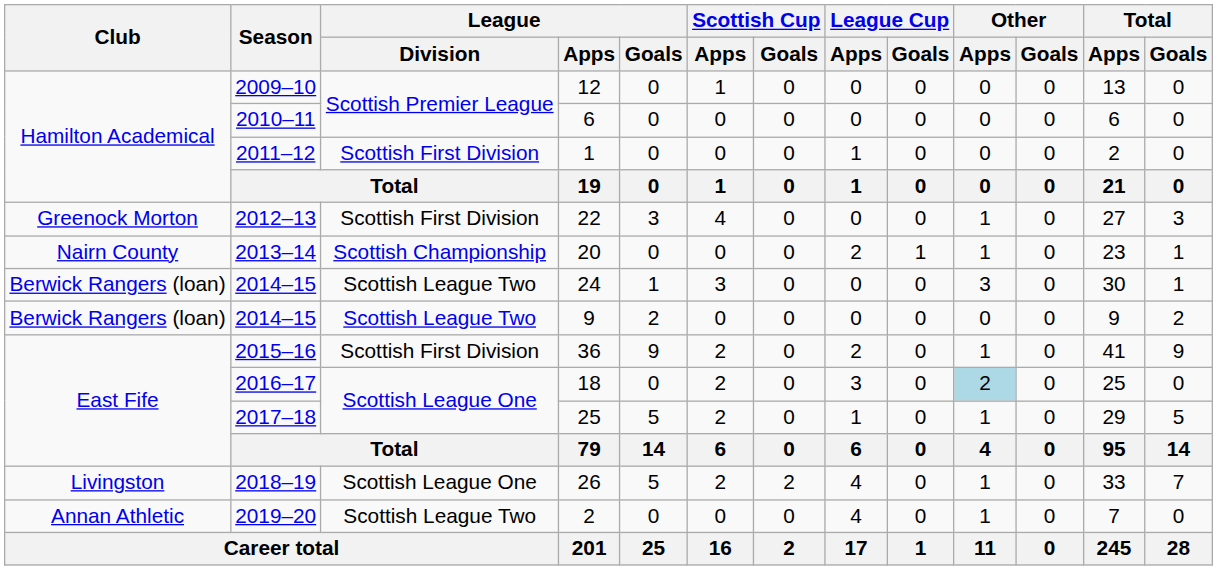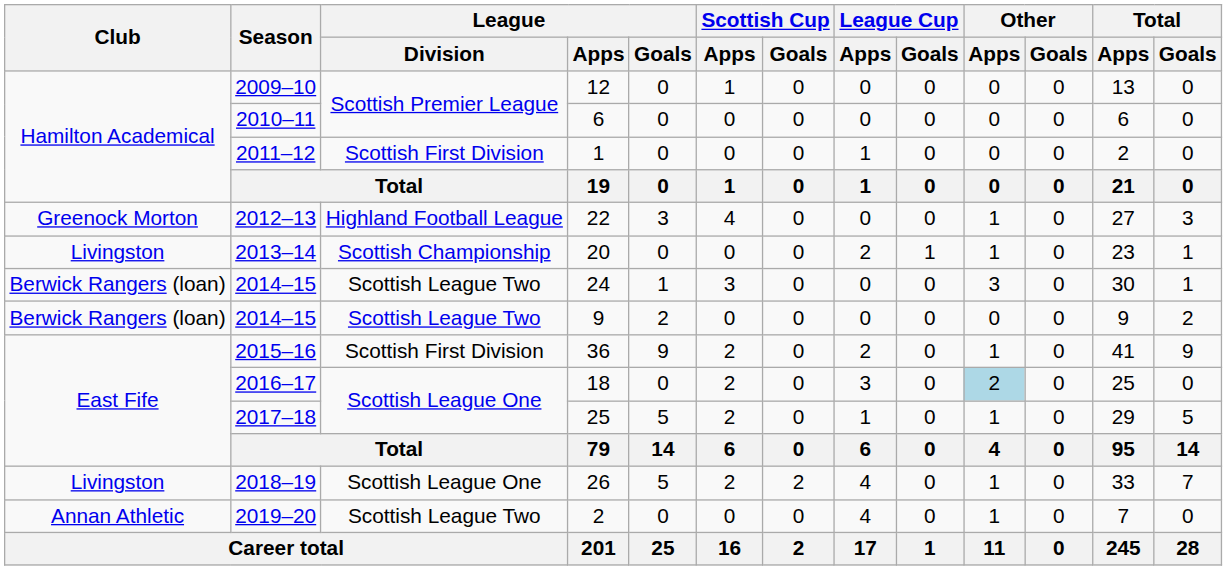(440, 218) Scottish First Division -> (444, 218) Highland Football League
(118, 251) Nairn County -> (118, 251) Livingston
